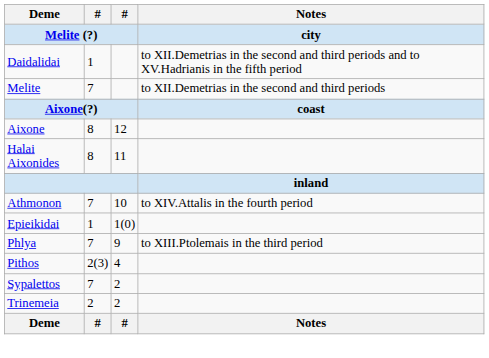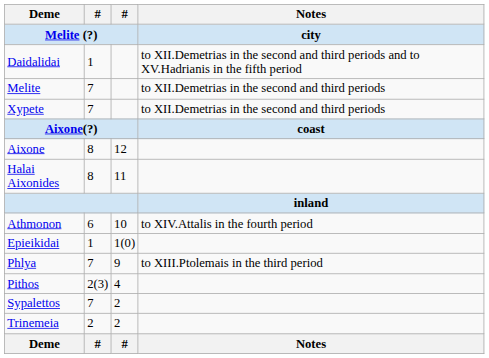+ row: (26, 108)
(90, 203) 7 -> (90, 223) 6
